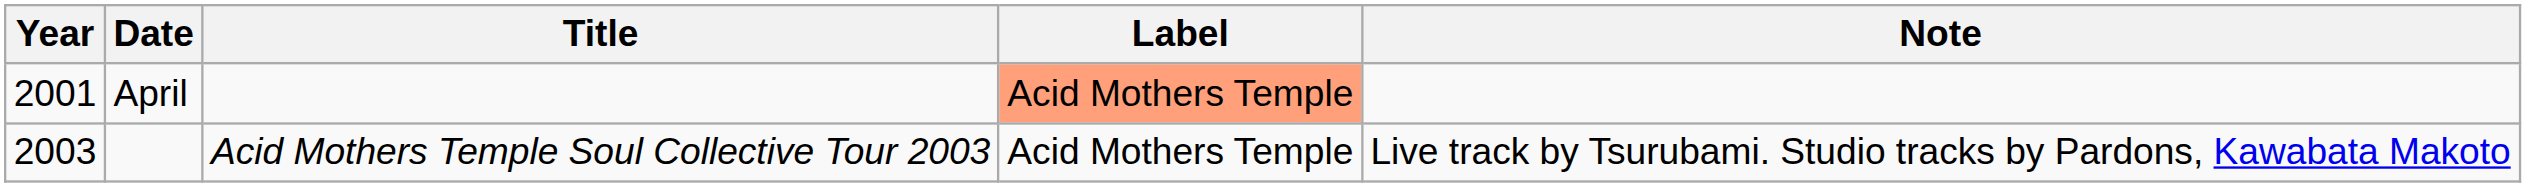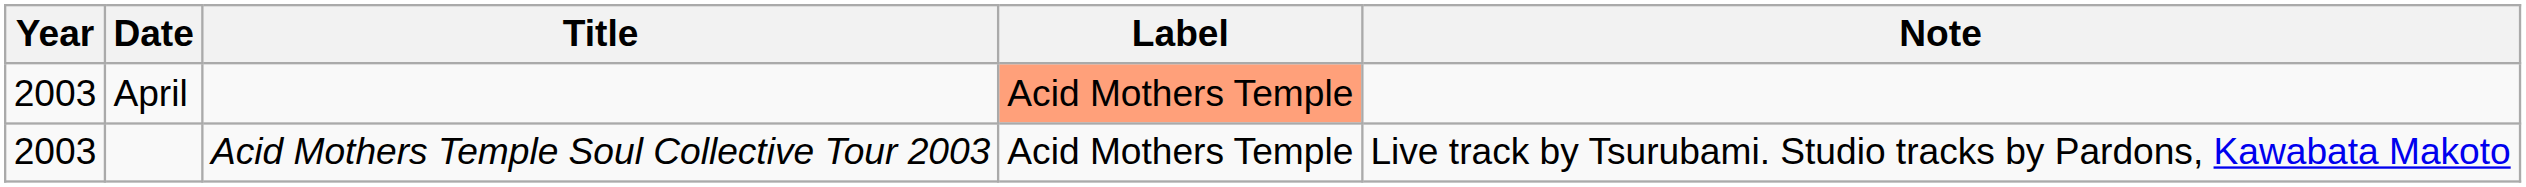(55, 92) 2001 -> (55, 92) 2003
